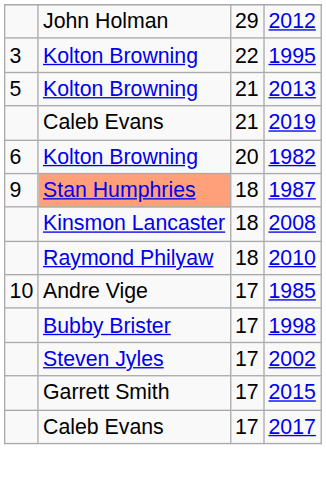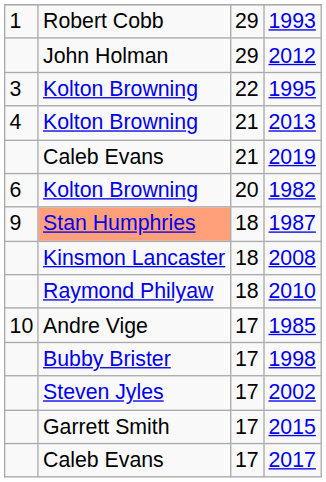+ row: (292, 21)
(15, 88) 5 -> (15, 122) 4
